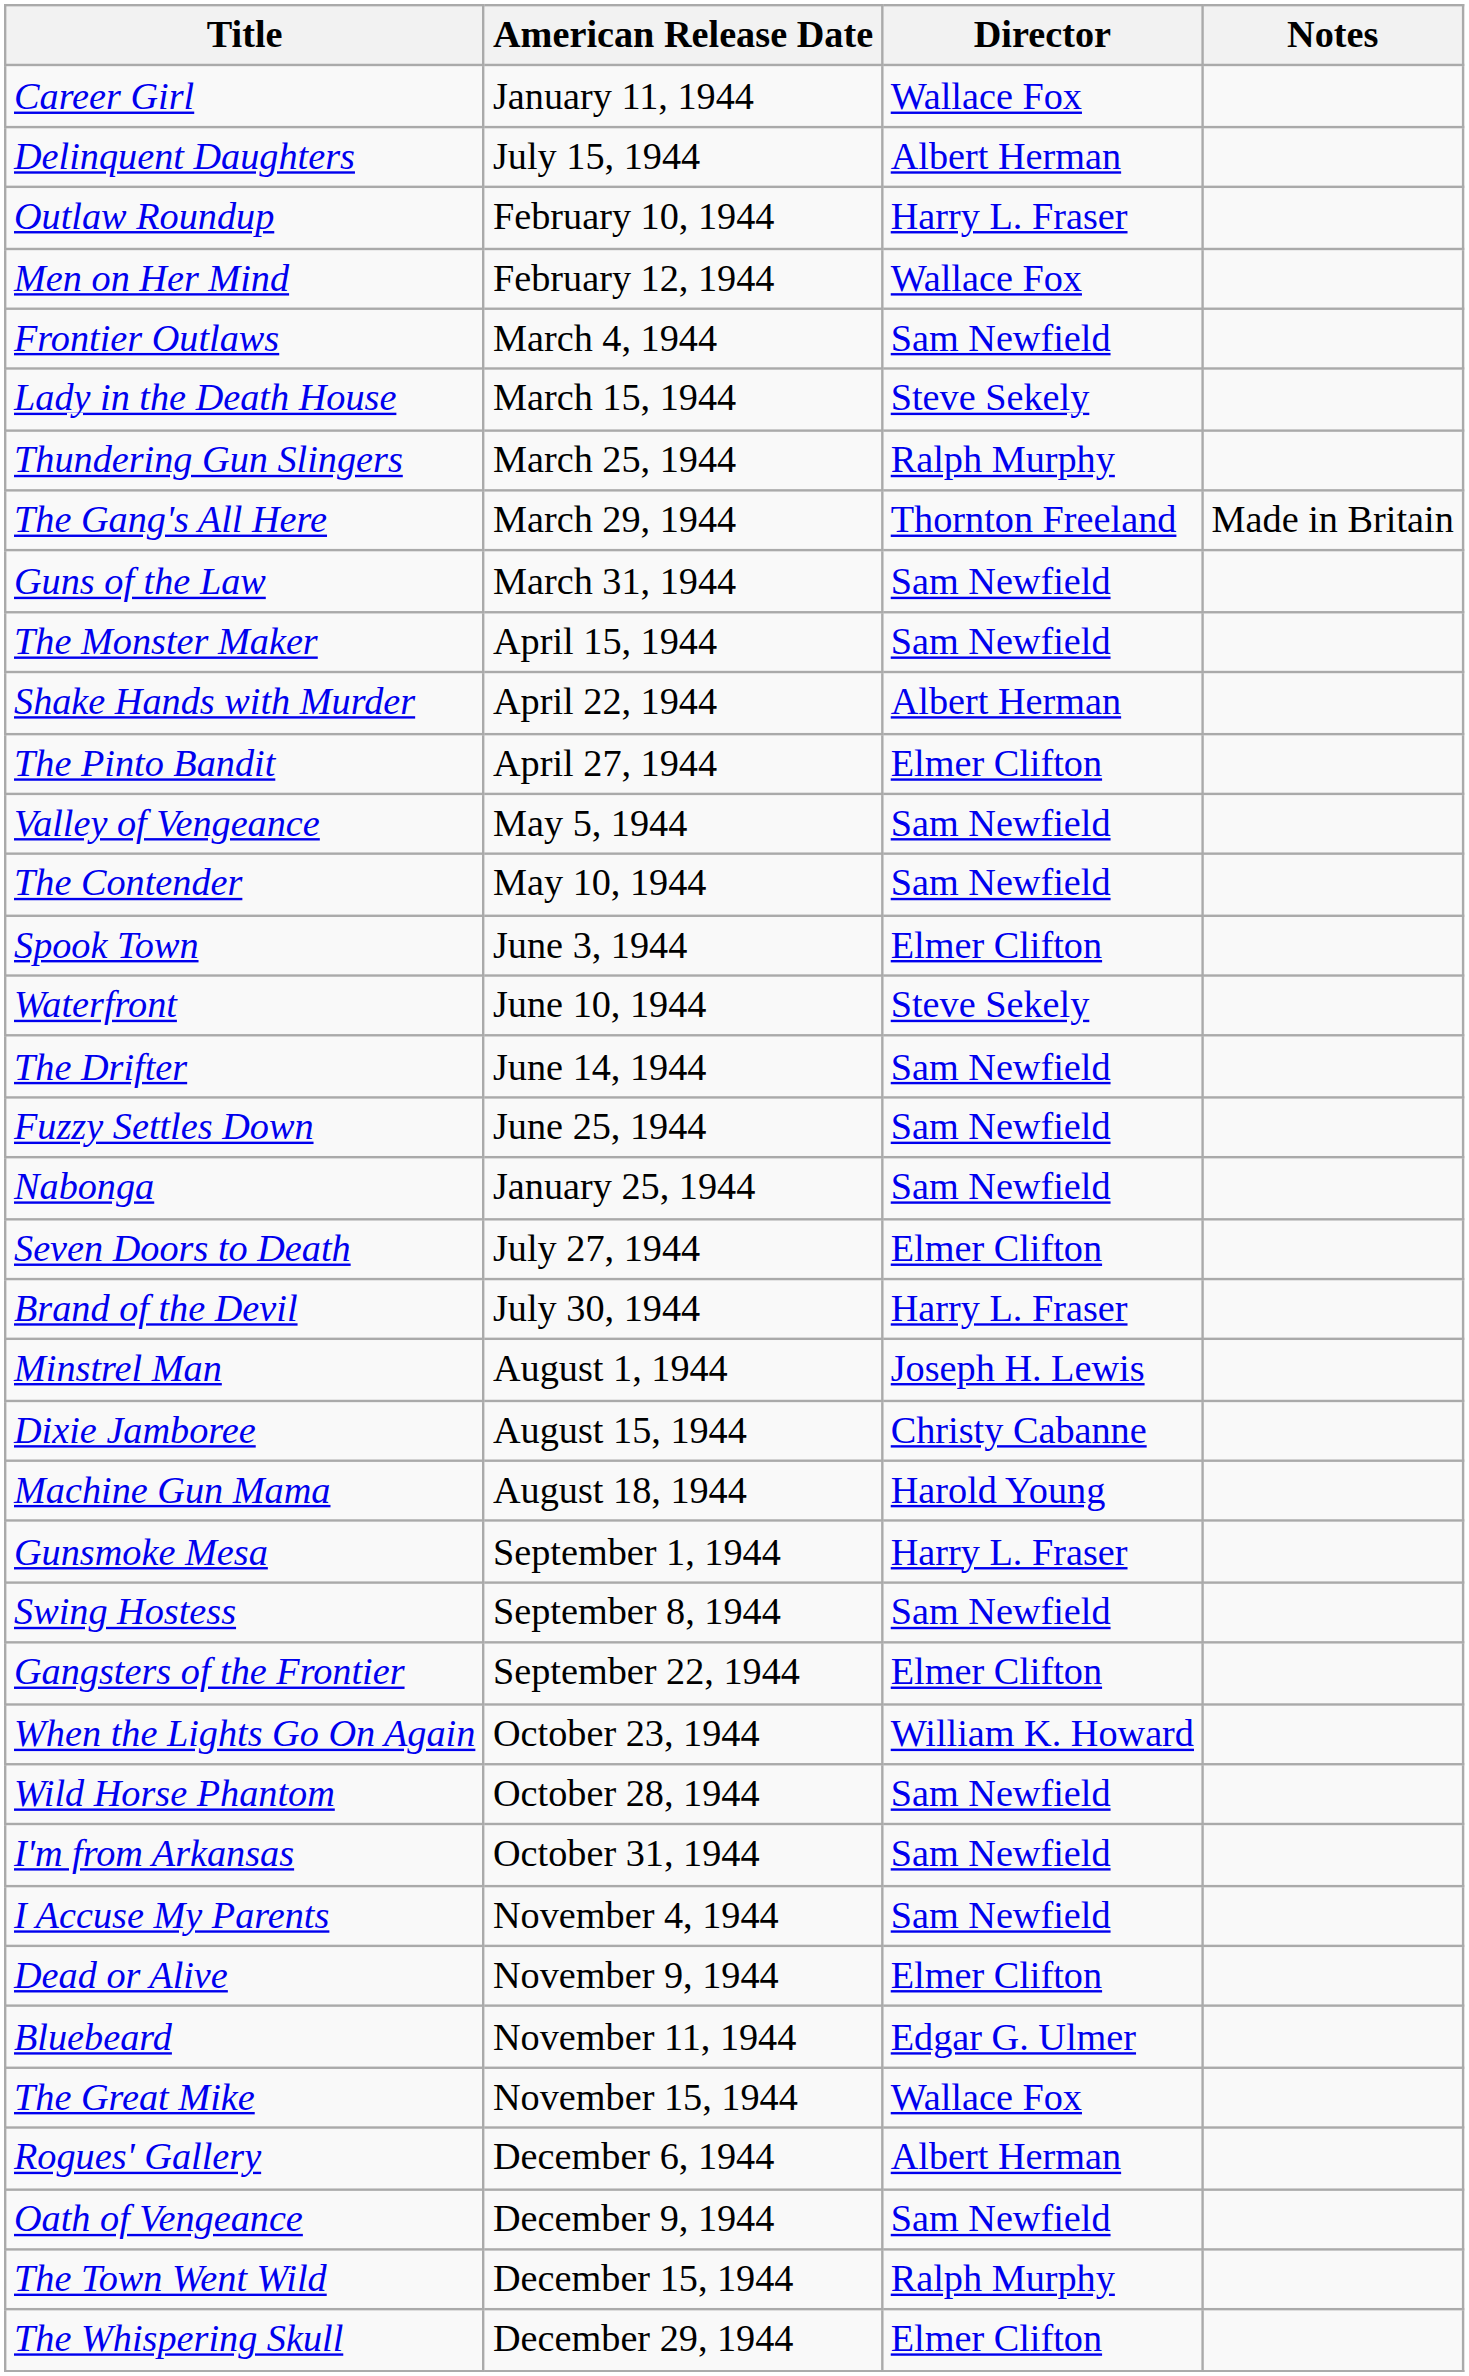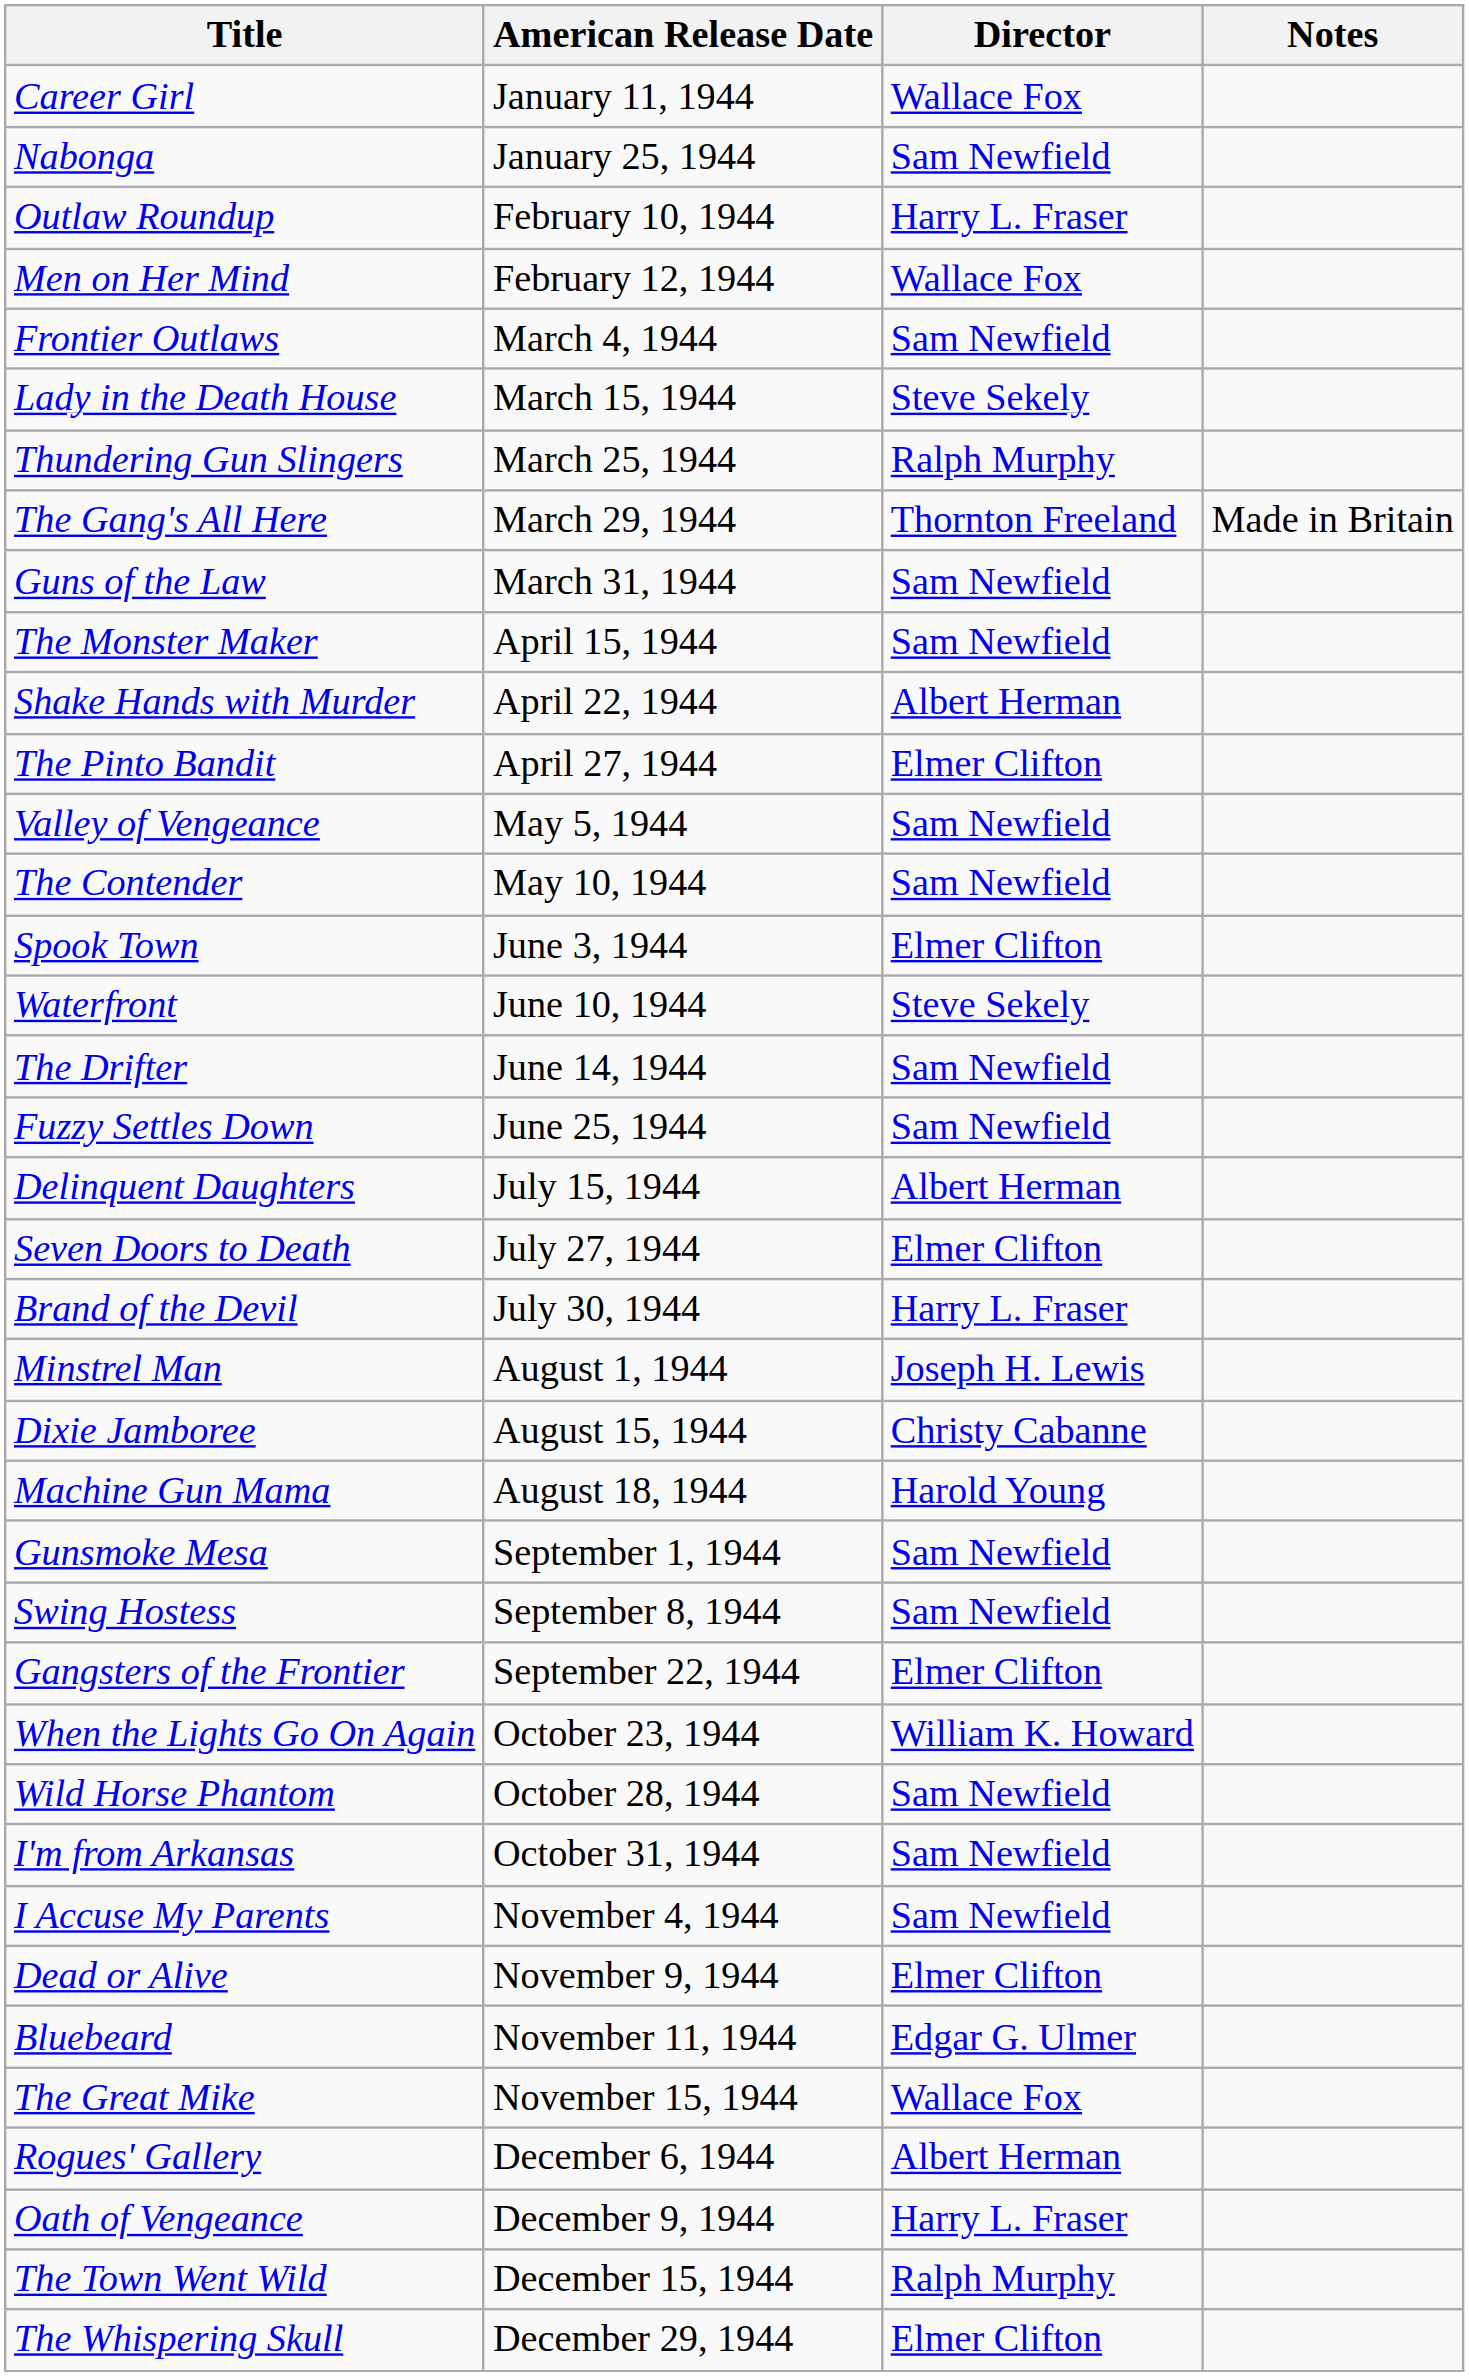rows swapped: (84, 1187) <-> (184, 156)
(1009, 1550) Harry L. Fraser -> (1001, 1550) Sam Newfield
(1001, 2218) Sam Newfield -> (1009, 2218) Harry L. Fraser
